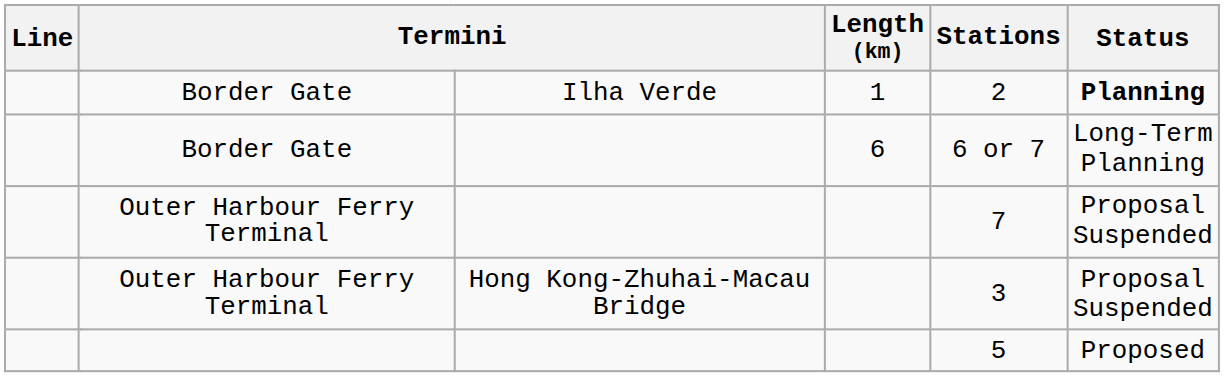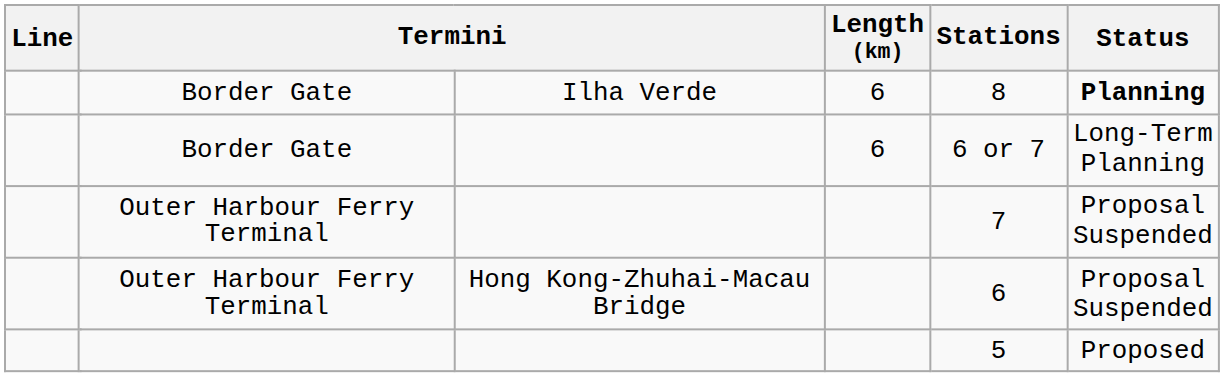(878, 93) 1 -> (878, 93) 6
(999, 93) 2 -> (999, 93) 8
(999, 294) 3 -> (999, 294) 6
